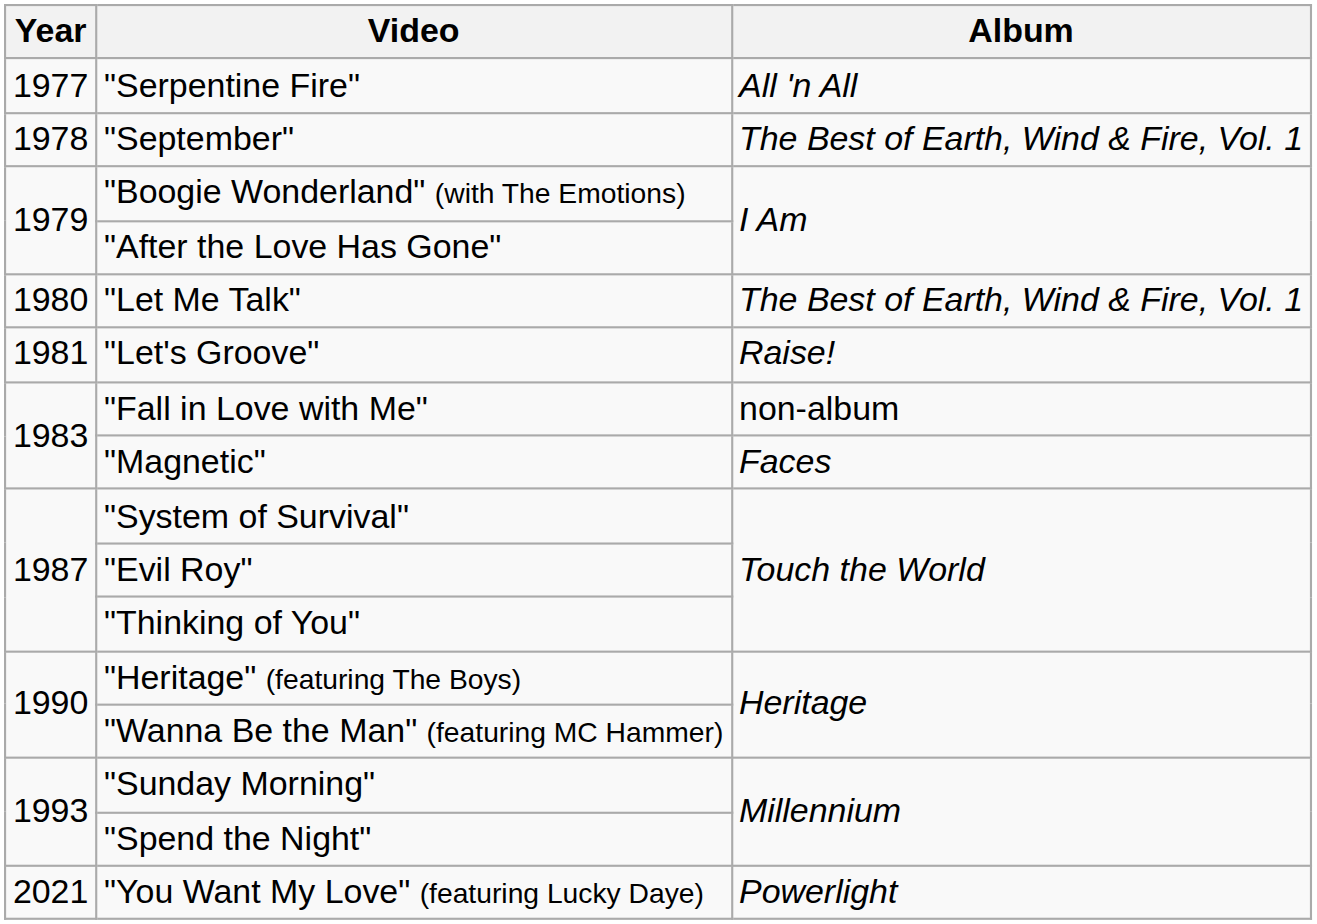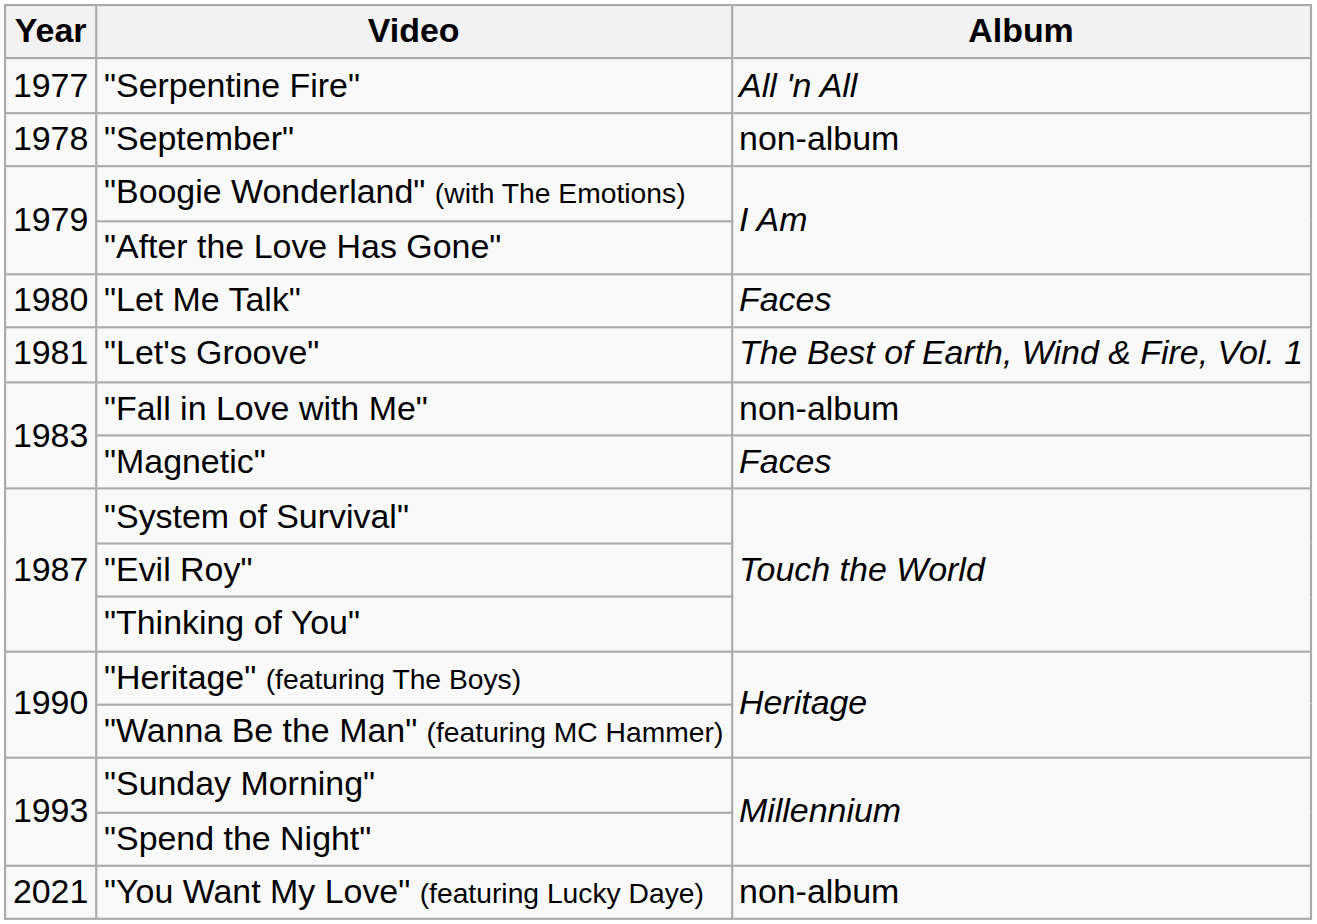(1021, 138) The Best of Earth, Wind & Fire, Vol. 1 -> (819, 138) non-album
(1021, 300) The Best of Earth, Wind & Fire, Vol. 1 -> (785, 300) Faces
(787, 354) Raise! -> (1021, 354) The Best of Earth, Wind & Fire, Vol. 1
(818, 892) Powerlight -> (819, 892) non-album
